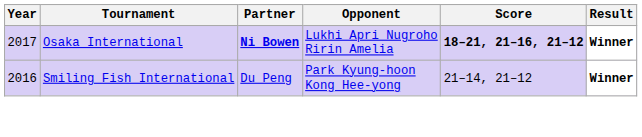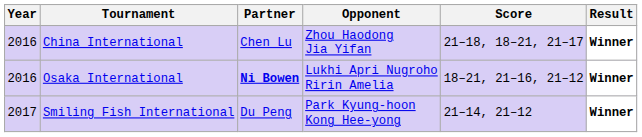+ row: (113, 43)
(22, 43) 2017 -> (22, 78) 2016
(514, 43) bold -> (514, 78) normal
(22, 78) 2016 -> (22, 113) 2017
